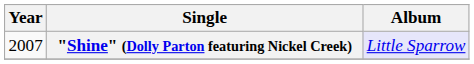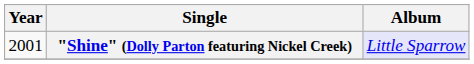(26, 45) 2007 -> (26, 45) 2001
